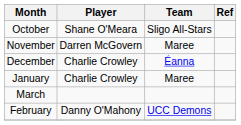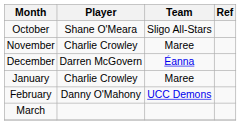(101, 45) Darren McGovern -> (101, 45) Charlie Crowley
(101, 62) Charlie Crowley -> (101, 62) Darren McGovern
rows swapped: (31, 111) <-> (31, 95)
